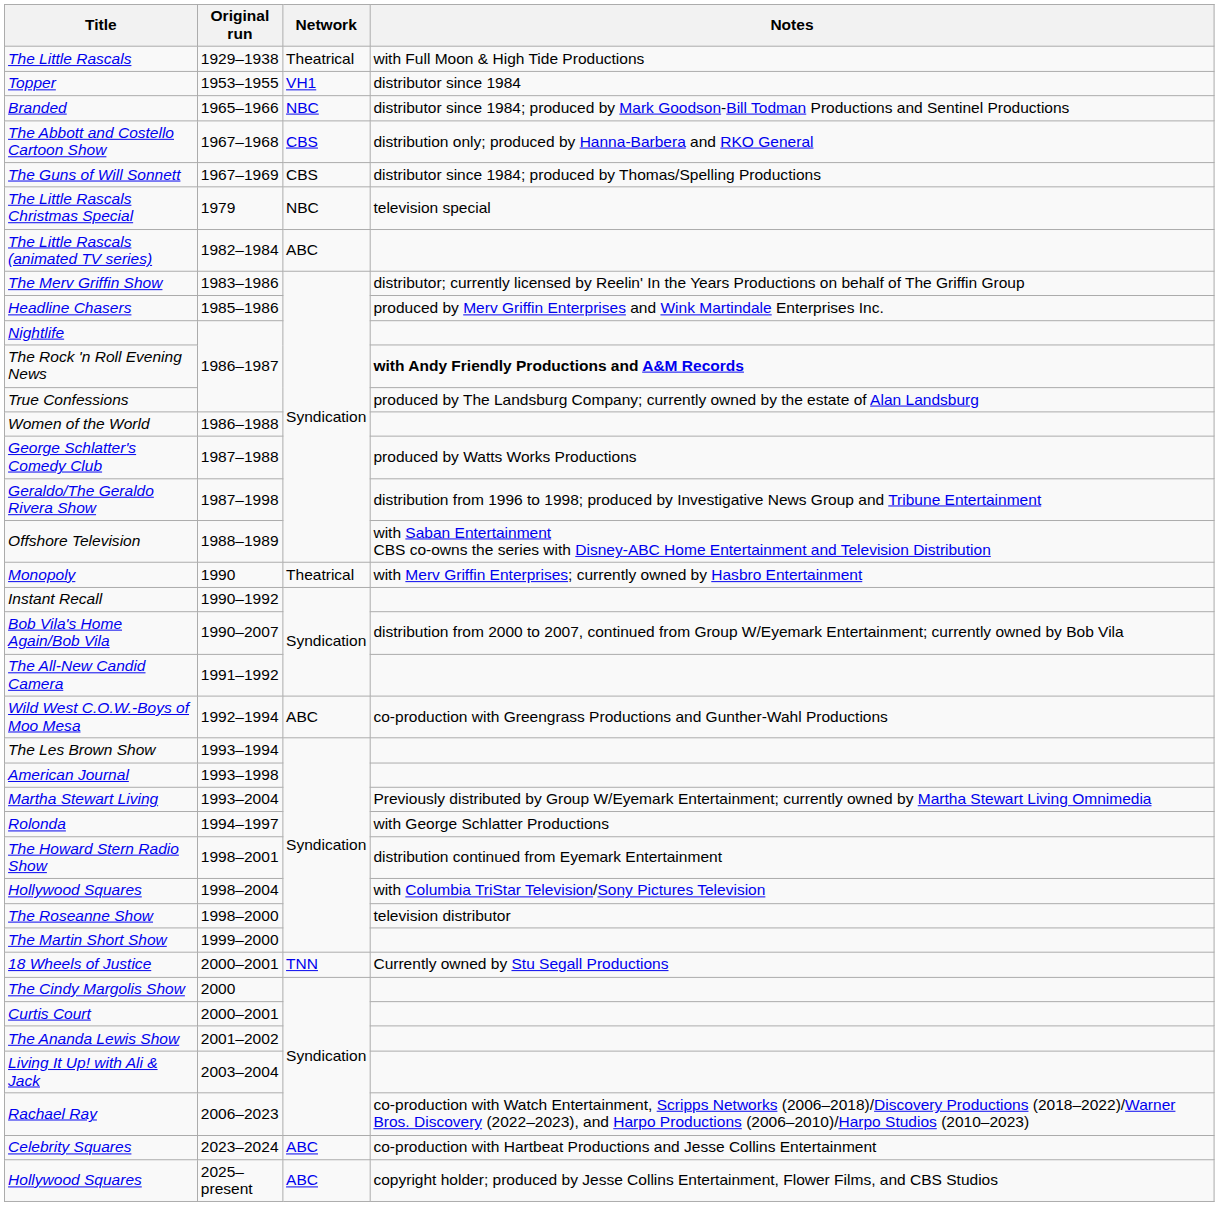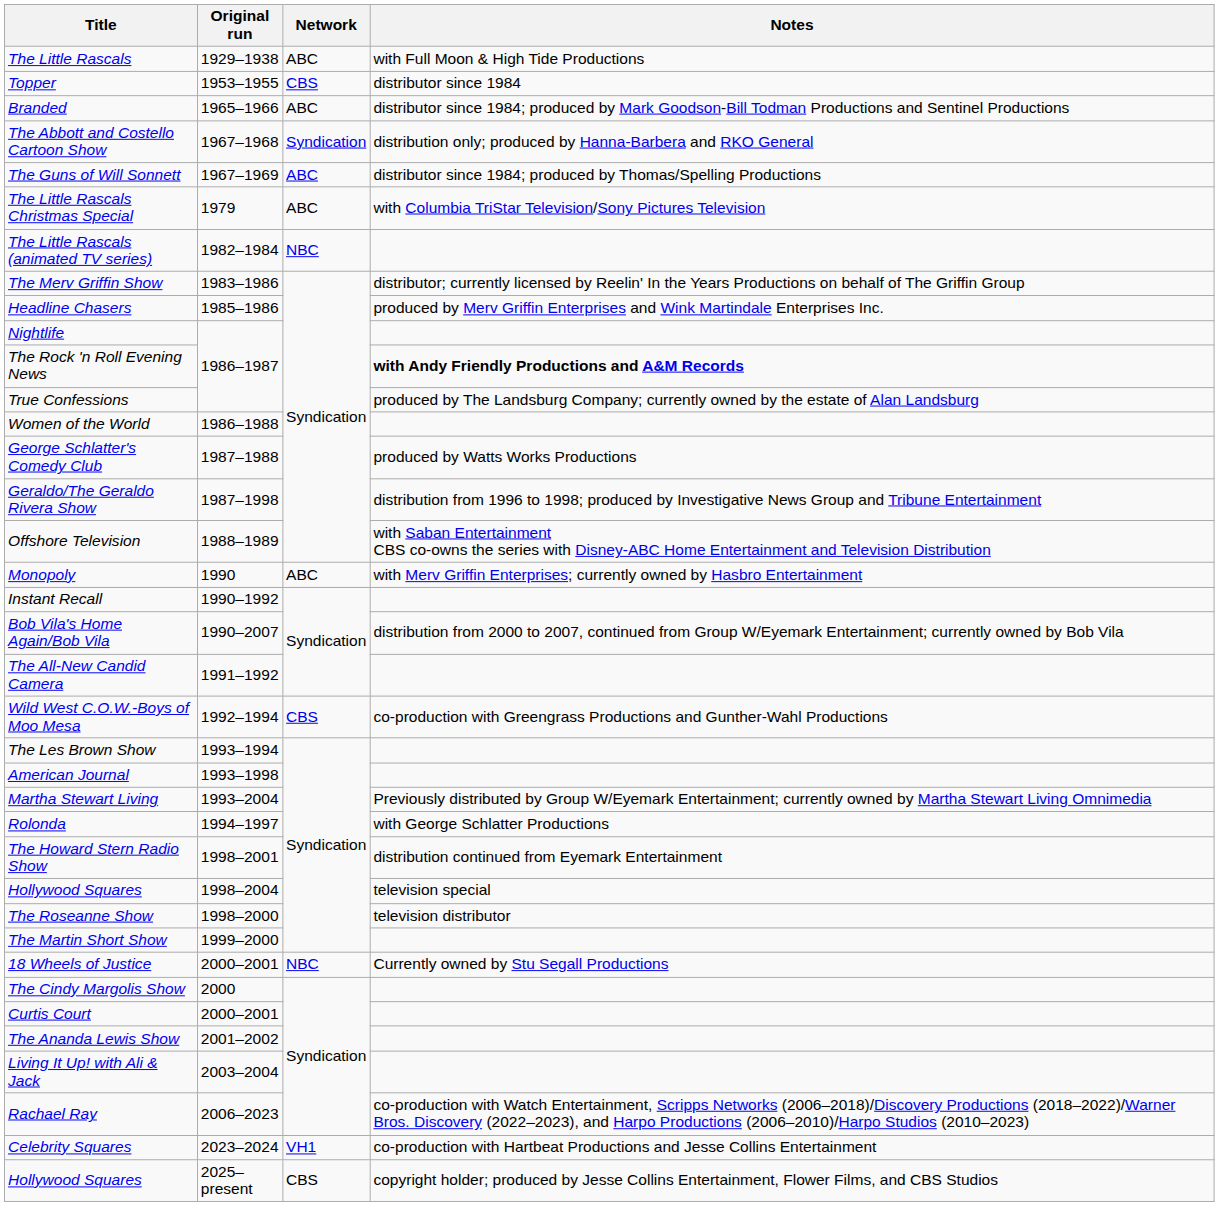(320, 58) Theatrical -> (302, 58) ABC
(301, 83) VH1 -> (302, 83) CBS
(302, 108) NBC -> (302, 108) ABC
(302, 141) CBS -> (326, 141) Syndication
(302, 174) CBS -> (302, 174) ABC
(302, 208) NBC -> (302, 208) ABC
(432, 208) television special -> (569, 208) with Columbia TriStar Television/Sony Pictures Television
(302, 250) ABC -> (302, 250) NBC
(320, 574) Theatrical -> (302, 574) ABC
(302, 717) ABC -> (302, 717) CBS
(569, 890) with Columbia TriStar Television/Sony Pictures Television -> (432, 890) television special
(302, 964) TNN -> (302, 964) NBC
(302, 1147) ABC -> (301, 1147) VH1
(302, 1180) ABC -> (302, 1180) CBS
